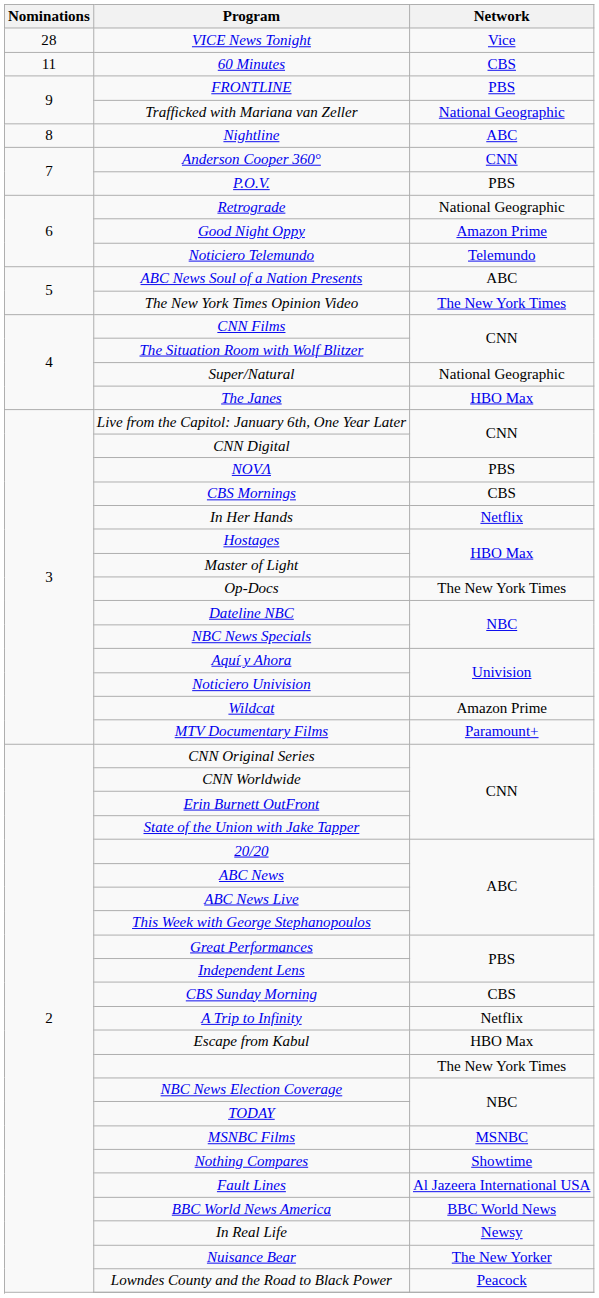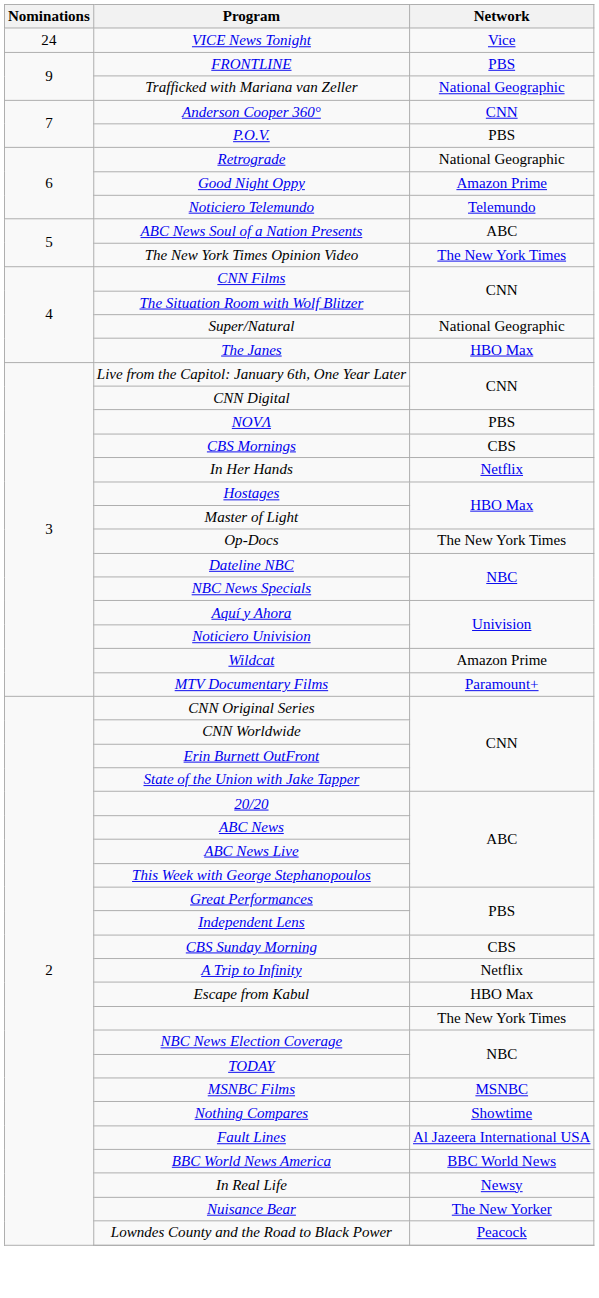(49, 40) 28 -> (49, 40) 24
- row: (251, 64)
- row: (251, 135)
